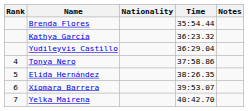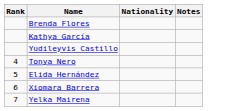- column: (196, 11)
